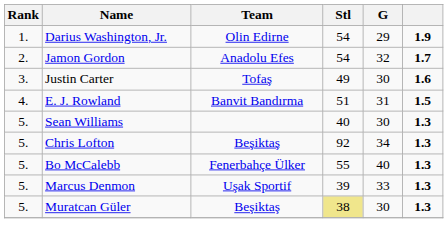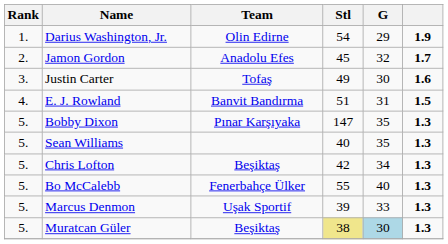(343, 57) 54 -> (343, 57) 45
+ row: (81, 121)
(383, 121) 30 -> (383, 143) 35
(343, 143) 92 -> (343, 164) 42
(383, 206) no background -> (383, 228) lightblue background
